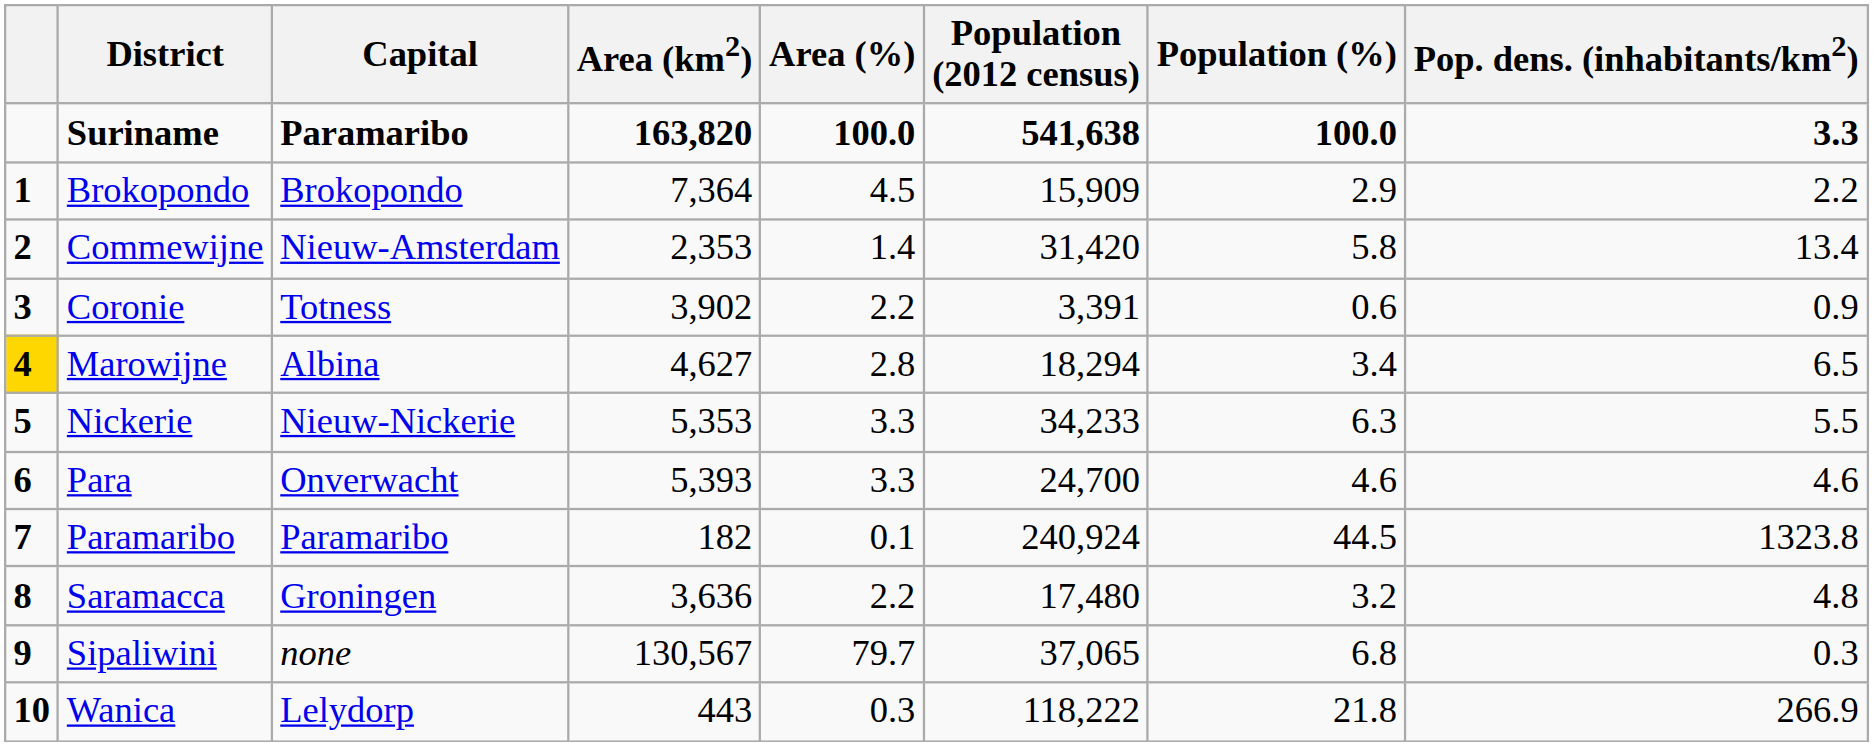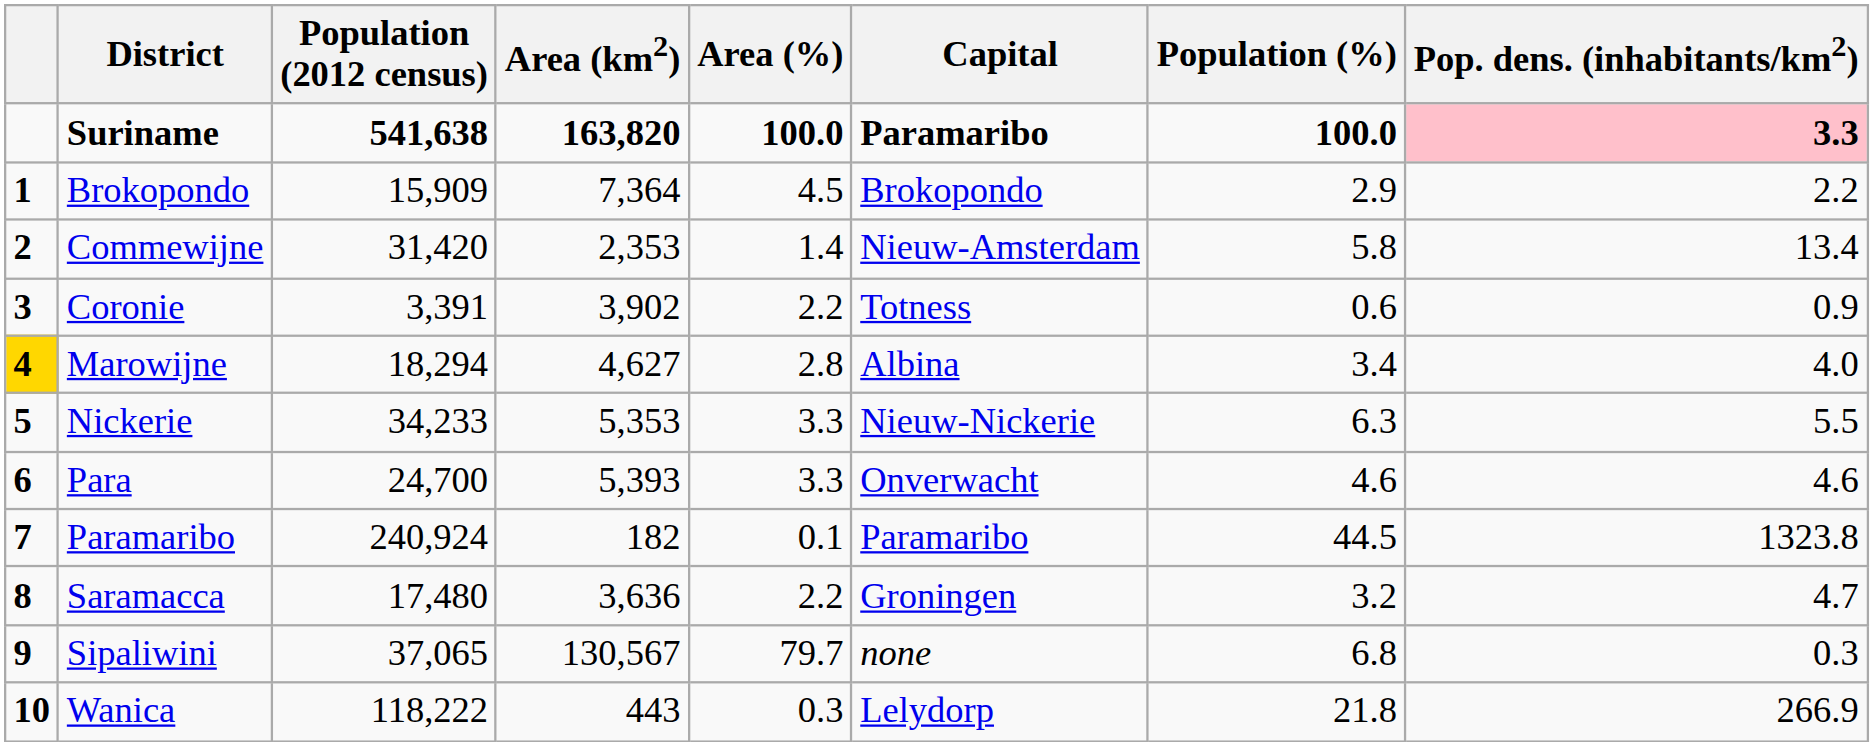columns swapped: (420, 53) <-> (1036, 53)
(1836, 132) no background -> (1836, 132) pink background
(1836, 363) 6.5 -> (1836, 363) 4.0
(1836, 595) 4.8 -> (1836, 595) 4.7
